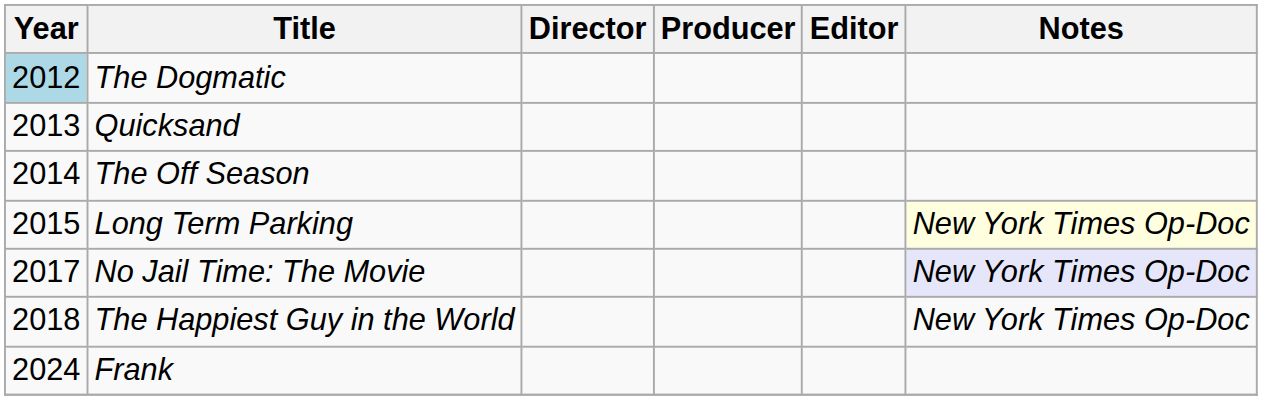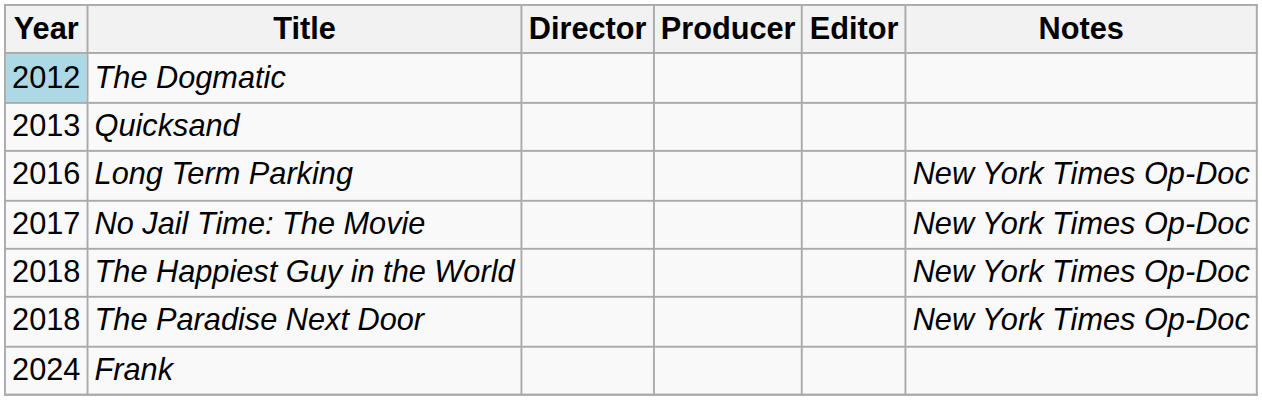- row: (202, 175)
(46, 223) 2015 -> (46, 175) 2016
(1081, 223) lightyellow background -> (1081, 175) no background
(1081, 272) lavender background -> (1081, 223) no background
+ row: (259, 321)
